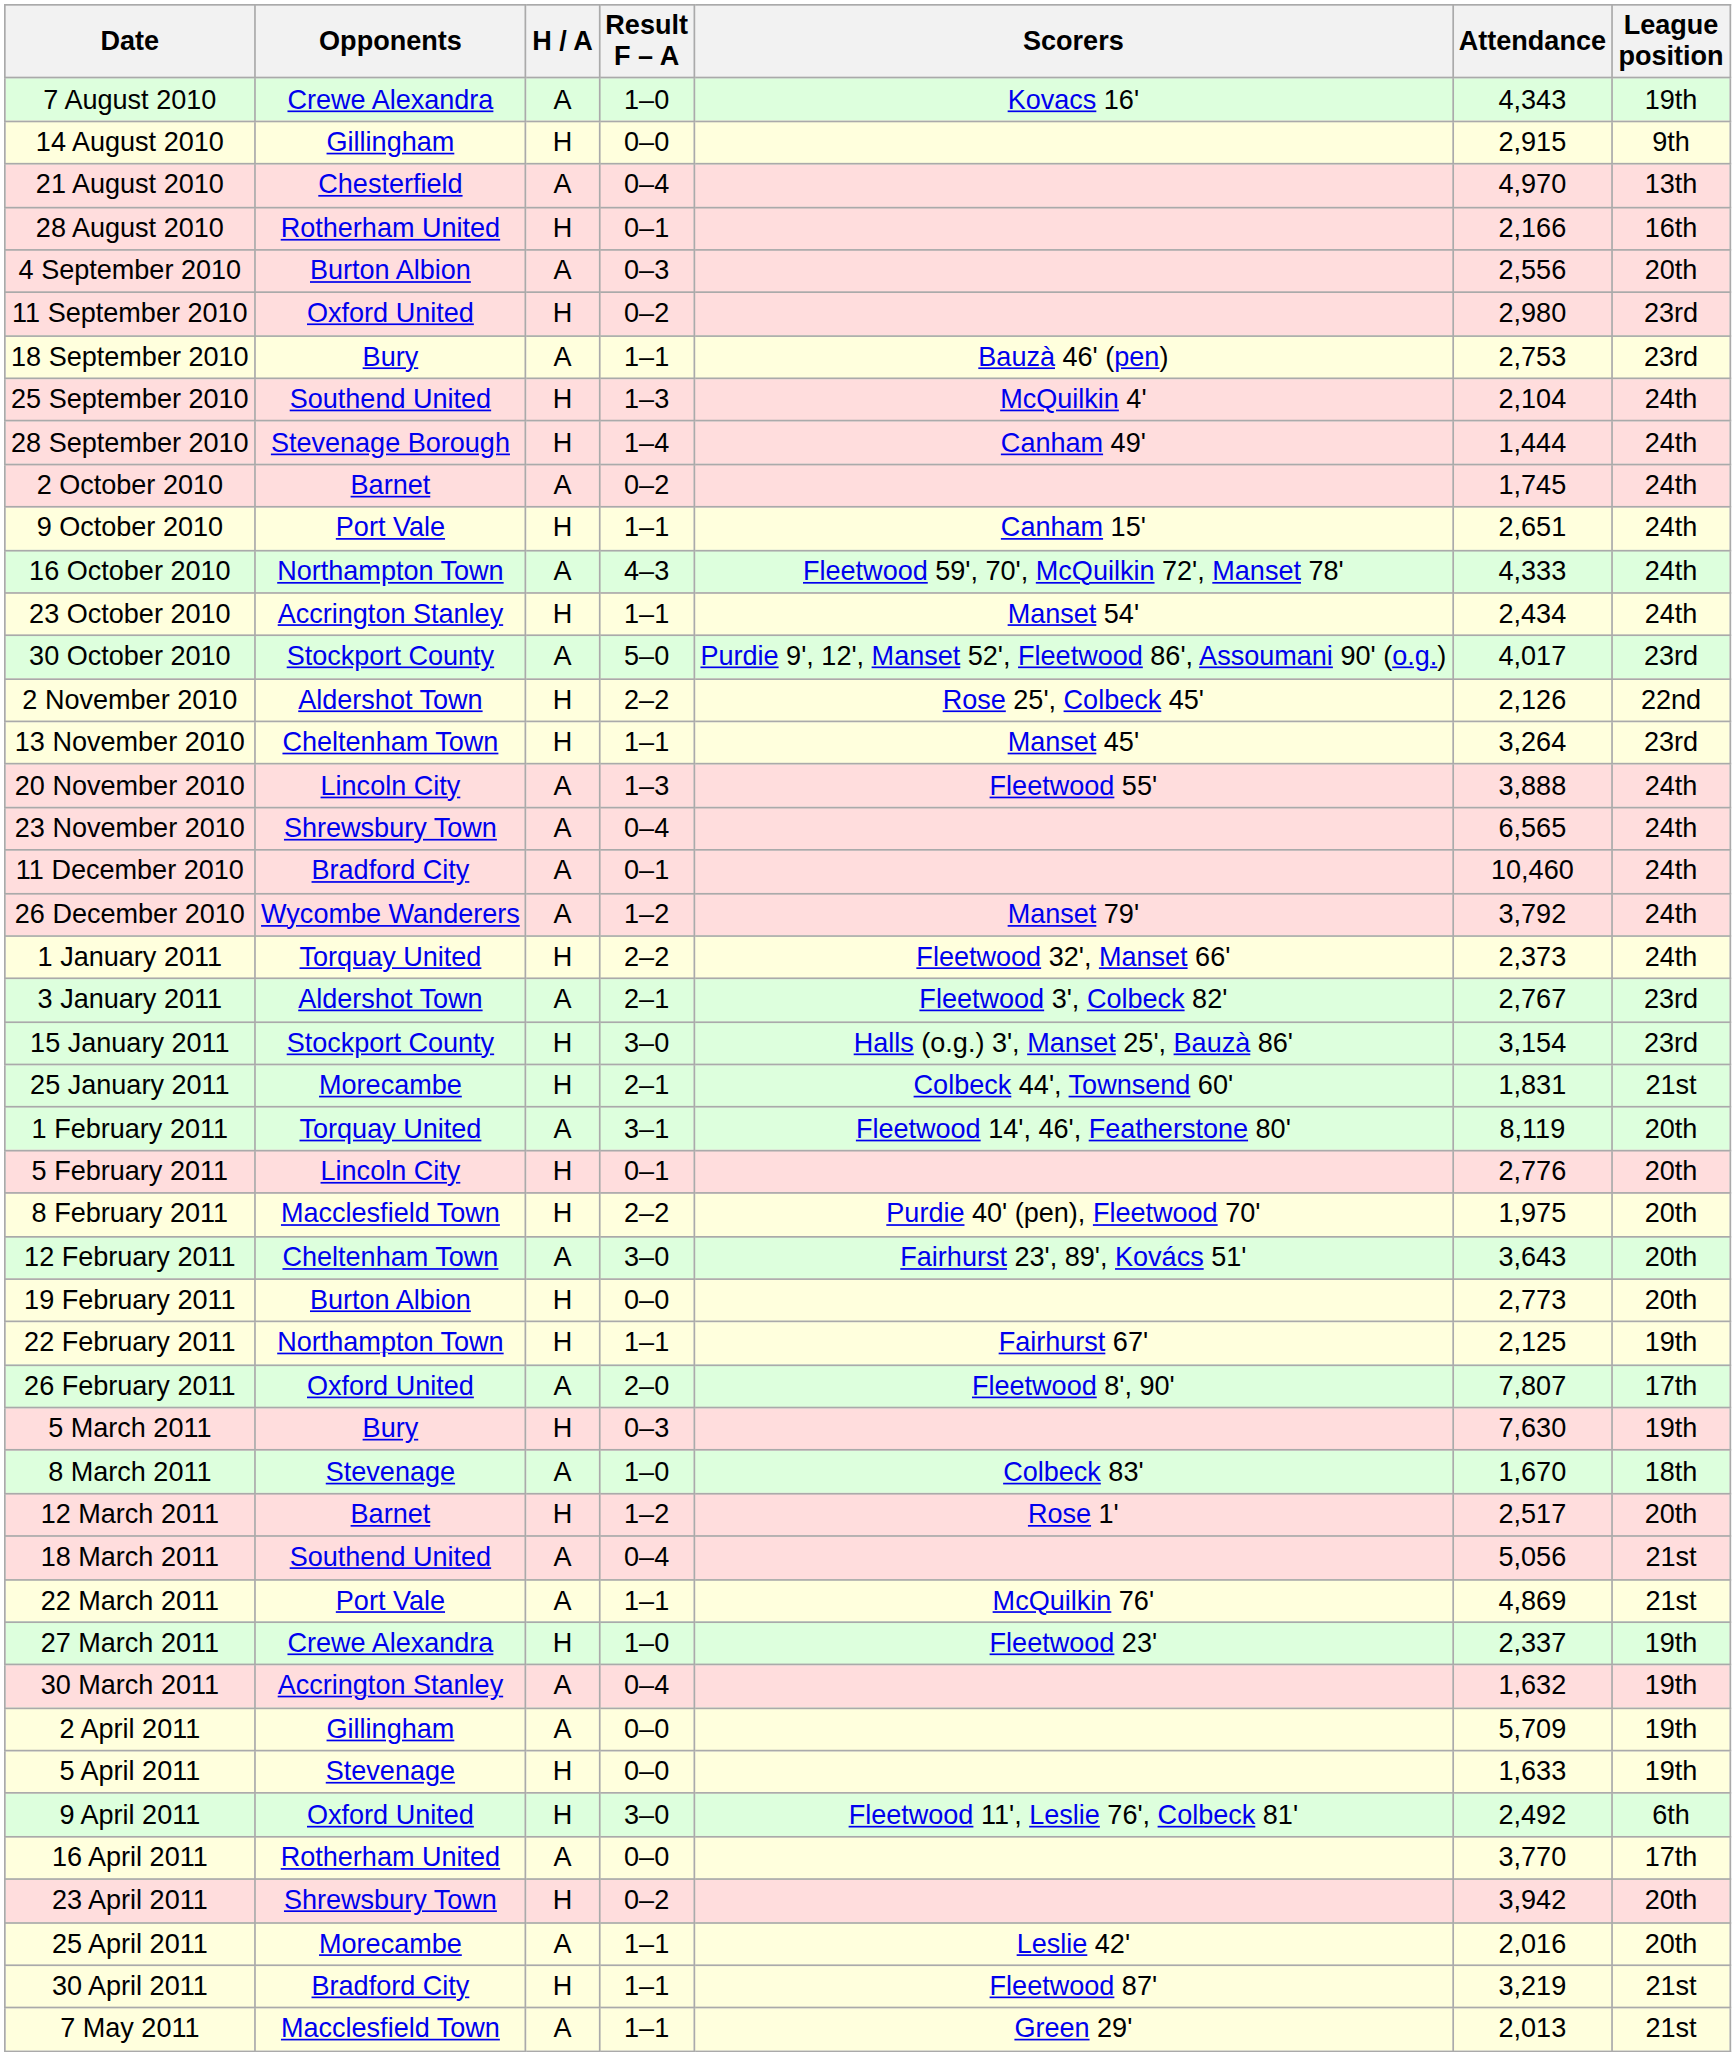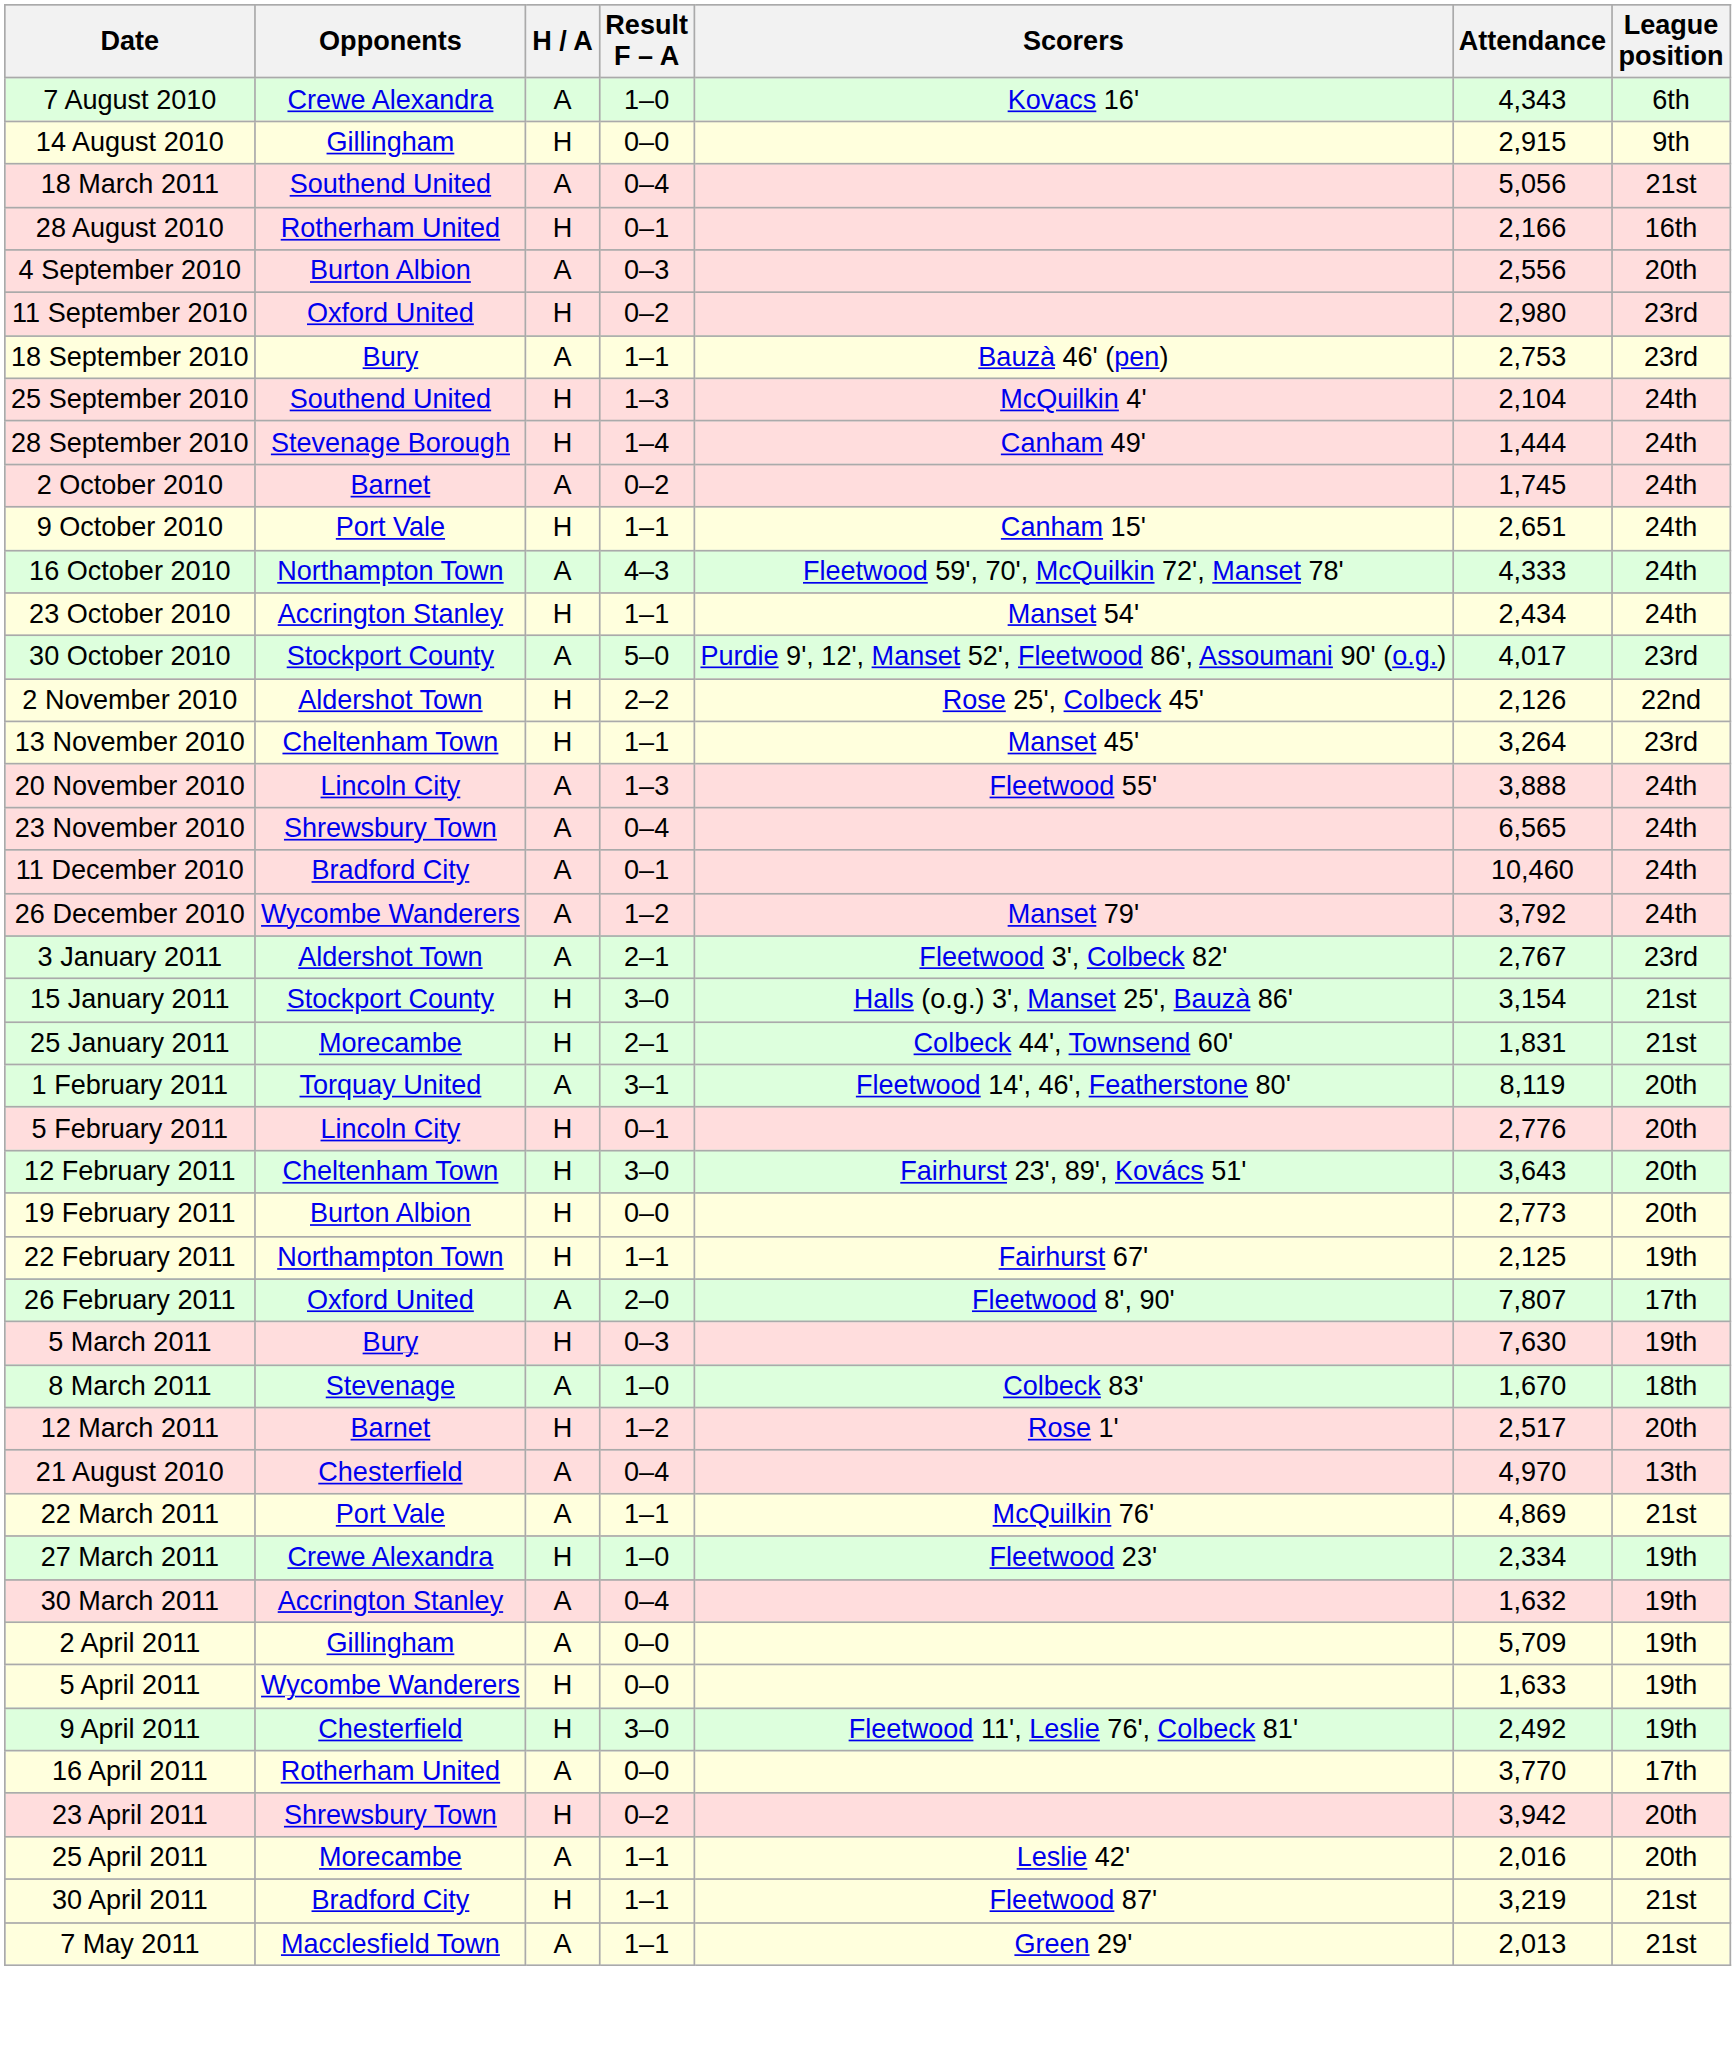(1671, 99) 19th -> (1671, 99) 6th
rows swapped: (130, 185) <-> (130, 1557)
- row: (130, 956)
(1671, 1042) 23rd -> (1671, 999) 21st
- row: (130, 1214)
(563, 1257) A -> (563, 1171) H
(1532, 1643) 2,337 -> (1532, 1557) 2,334
(390, 1771) Stevenage -> (390, 1685) Wycombe Wanderers
(390, 1814) Oxford United -> (390, 1728) Chesterfield
(1671, 1814) 6th -> (1671, 1728) 19th
